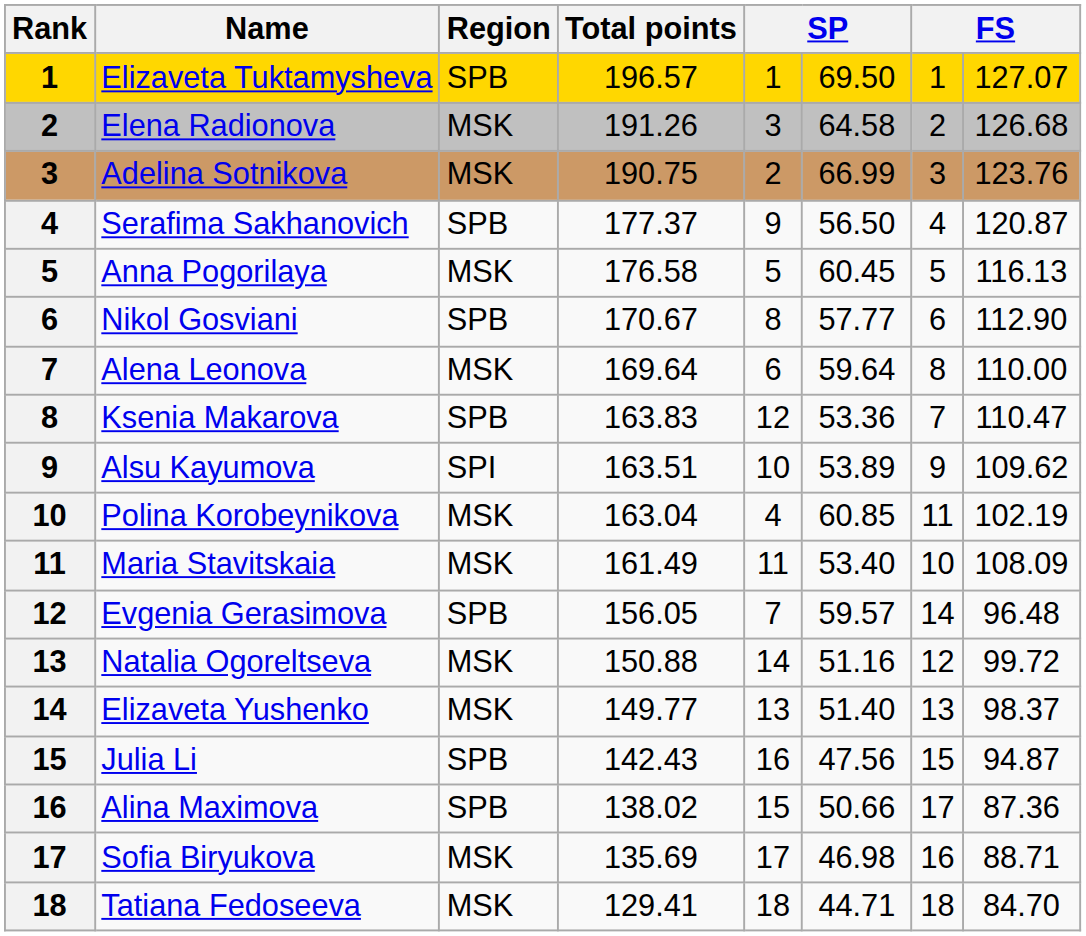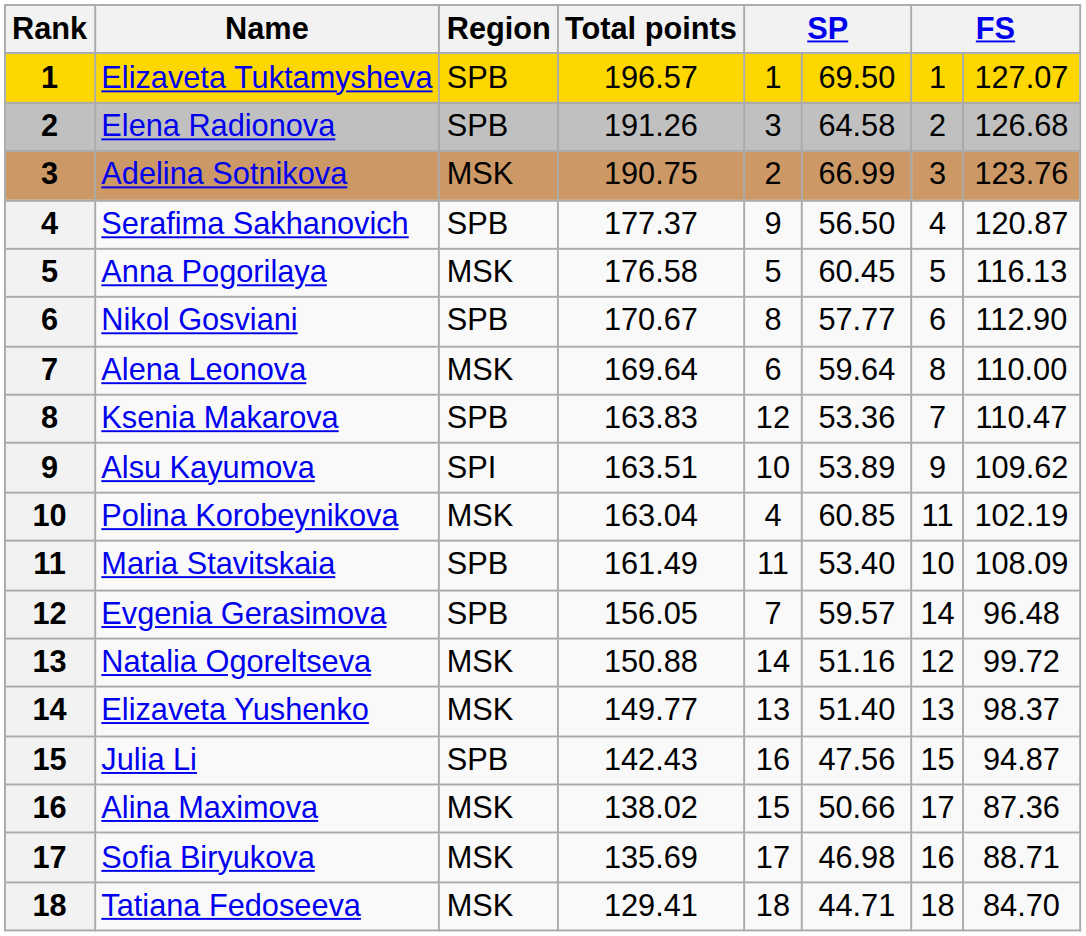(480, 126) MSK -> (477, 126) SPB
(480, 564) MSK -> (477, 564) SPB
(477, 808) SPB -> (480, 808) MSK
